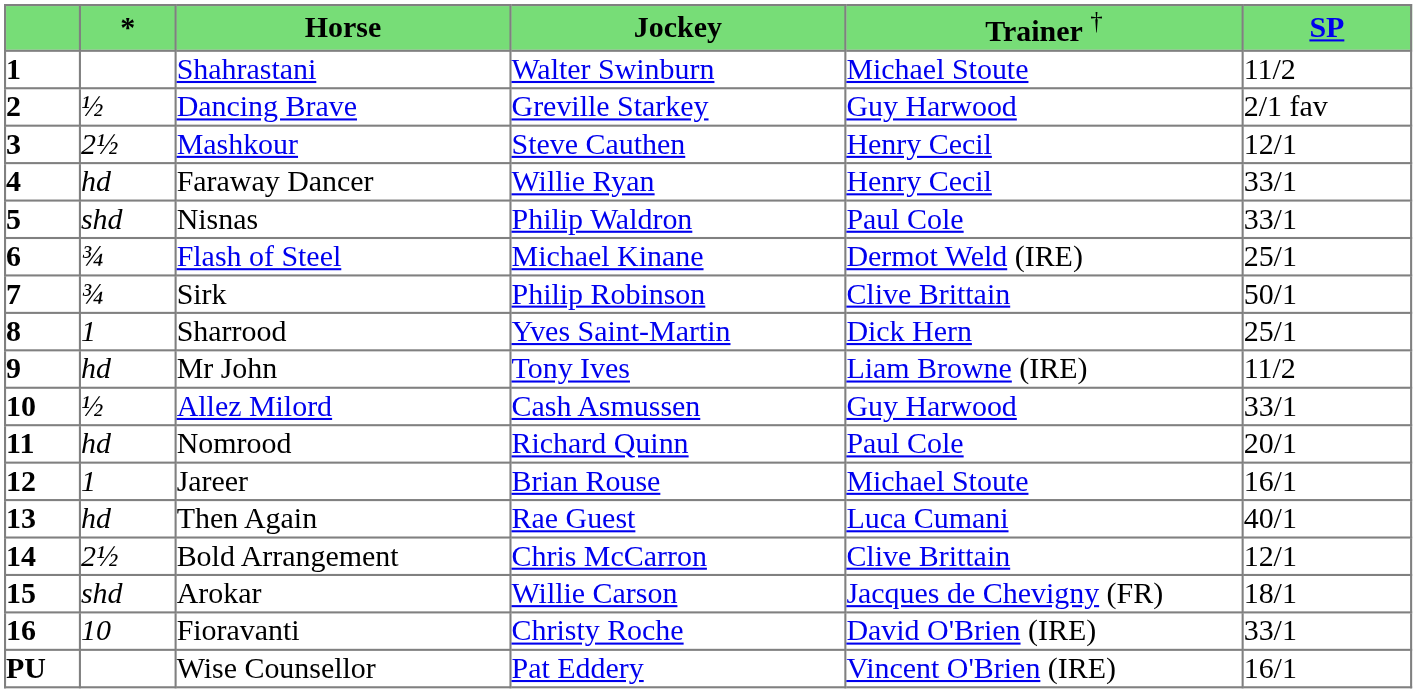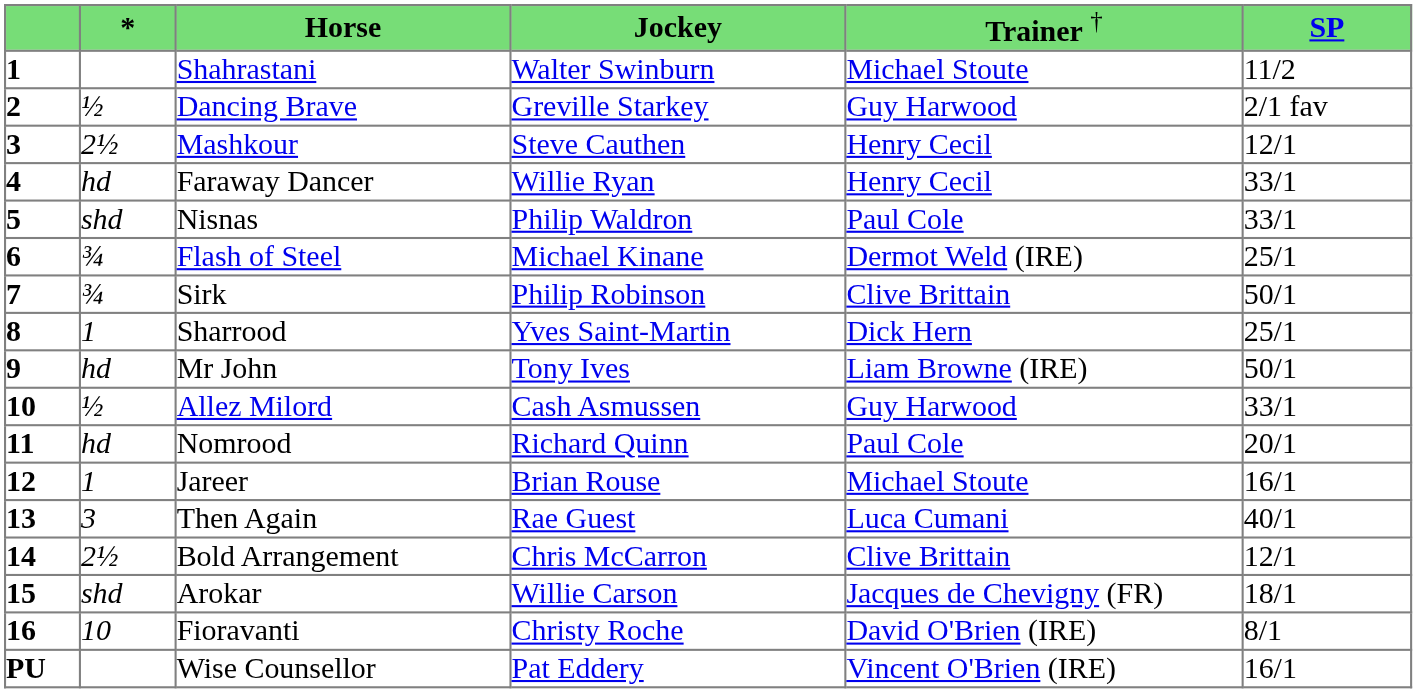(1270, 368) 11/2 -> (1270, 368) 50/1
(96, 517) hd -> (88, 517) 3
(1270, 630) 33/1 -> (1263, 630) 8/1
